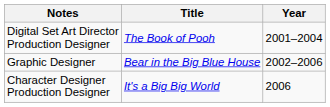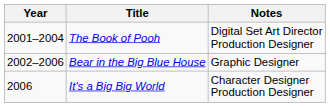columns swapped: (294, 13) <-> (63, 13)
